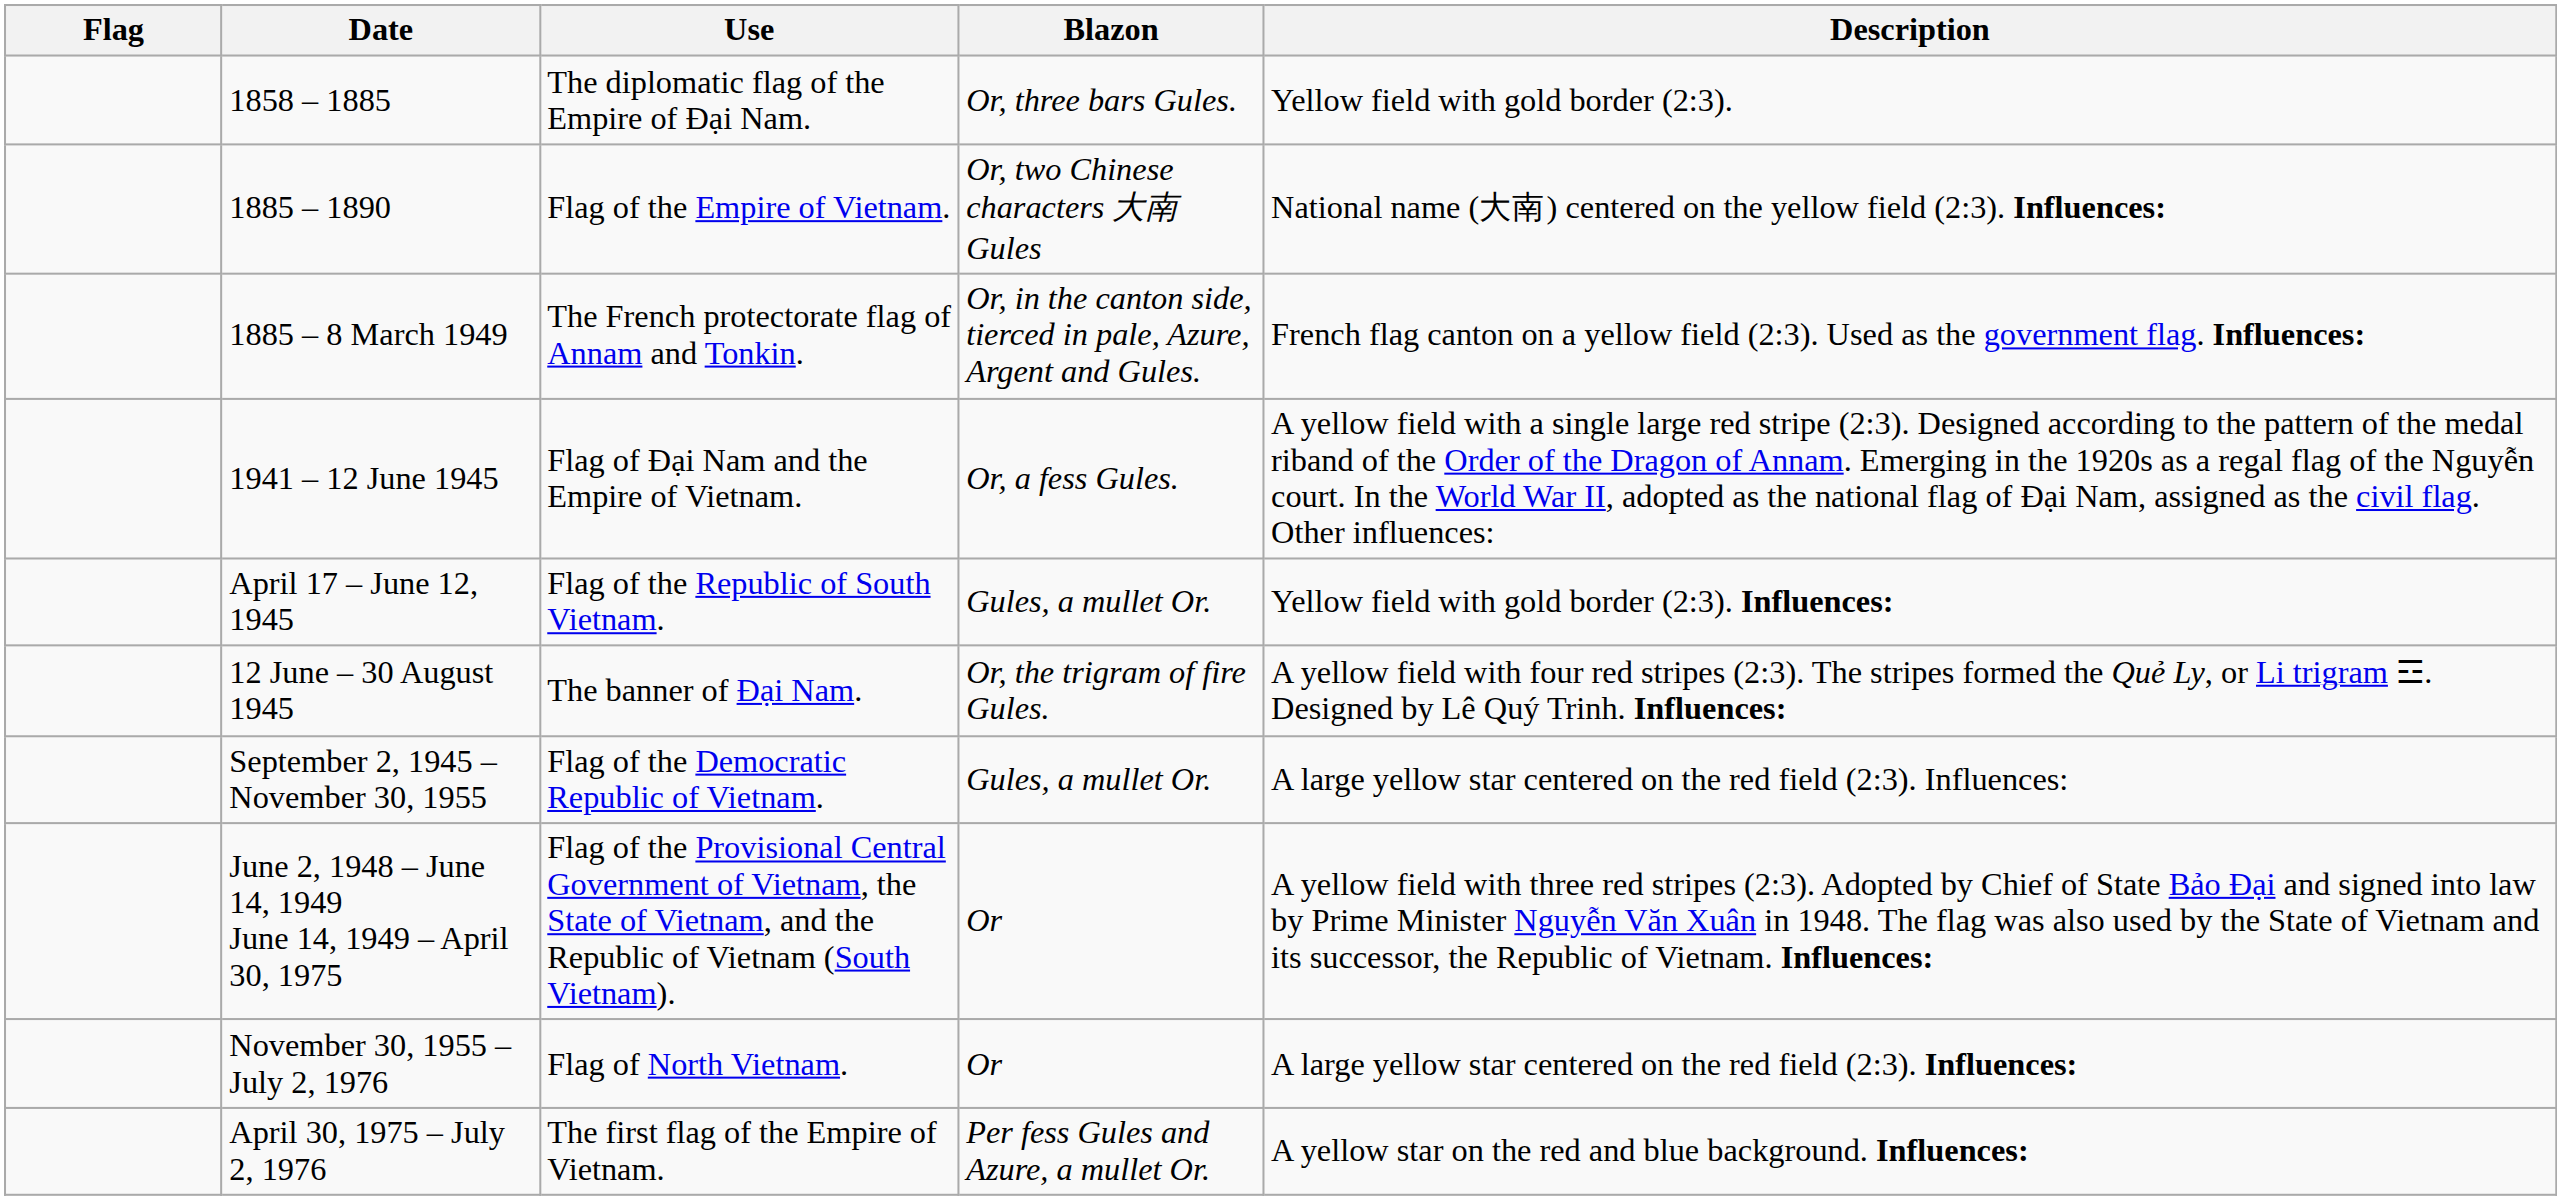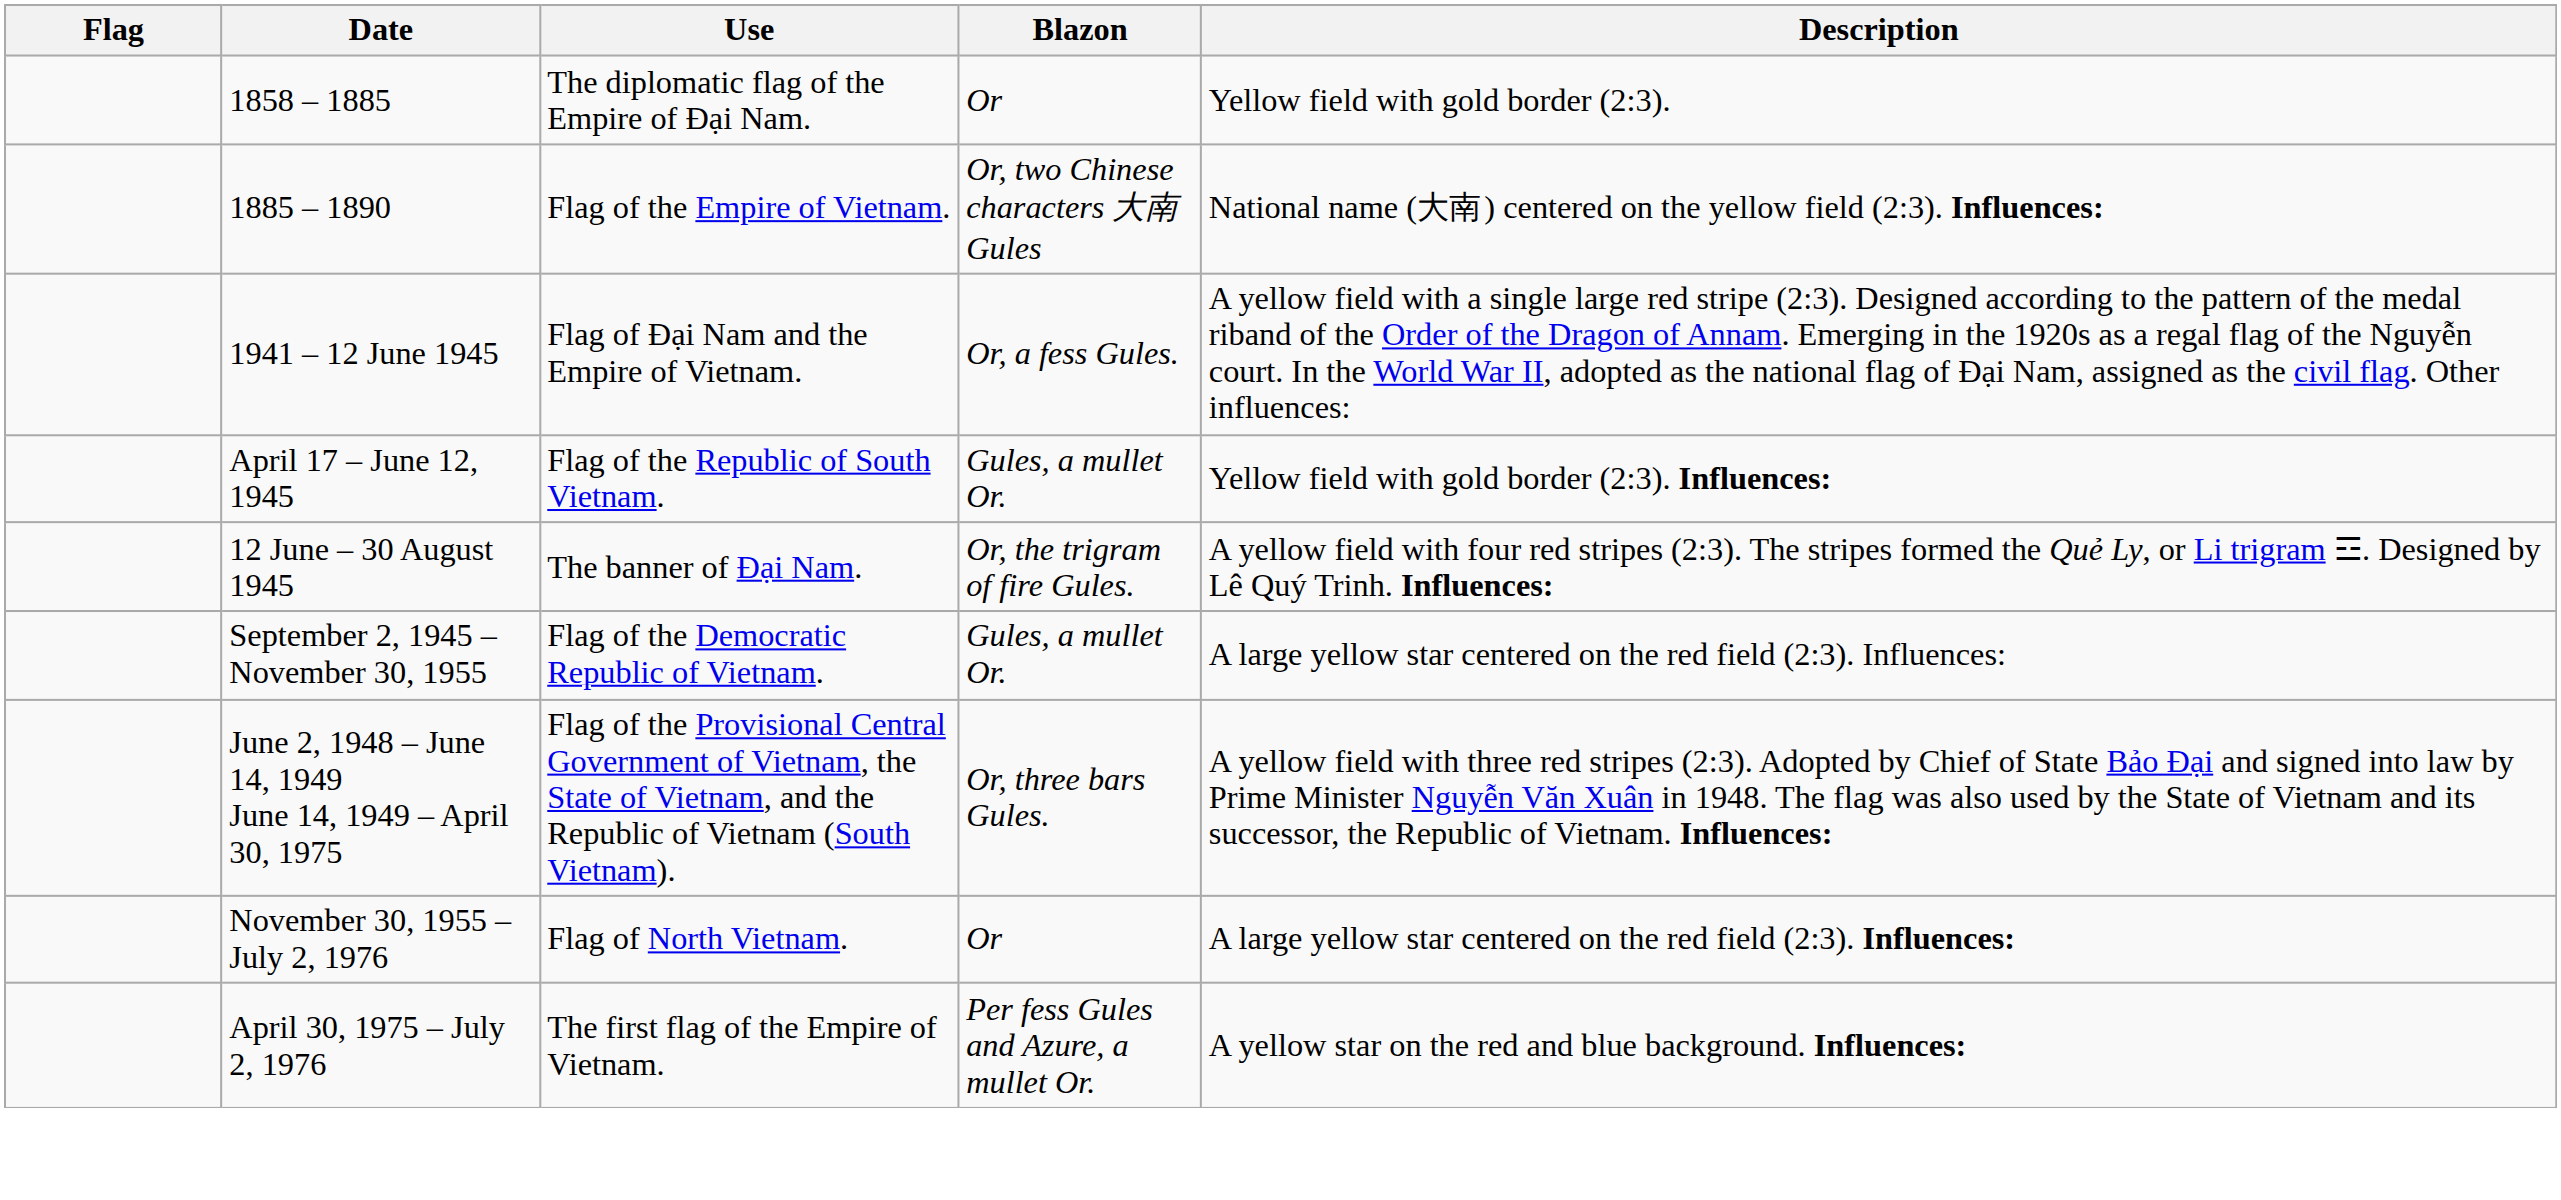(1102, 99) Or, three bars Gules. -> (984, 99) Or
- row: (368, 335)
(984, 920) Or -> (1056, 796) Or, three bars Gules.
